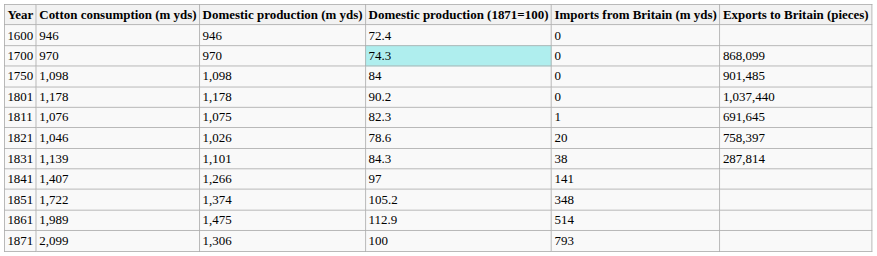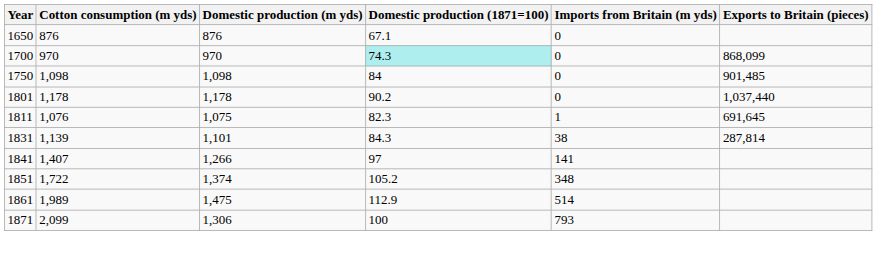- row: (20, 35)
+ row: (20, 35)
- row: (20, 138)
